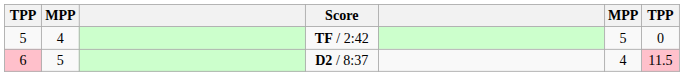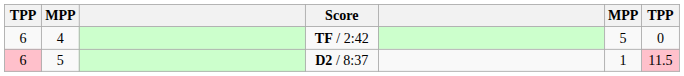(23, 37) 5 -> (23, 37) 6
(623, 60) 4 -> (623, 60) 1
